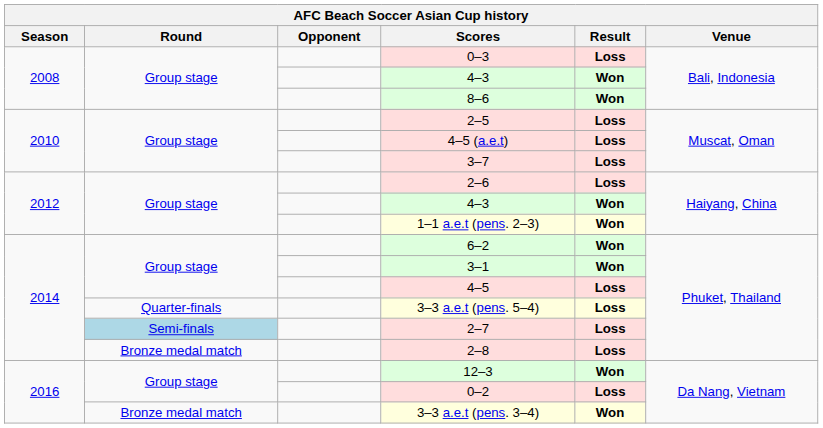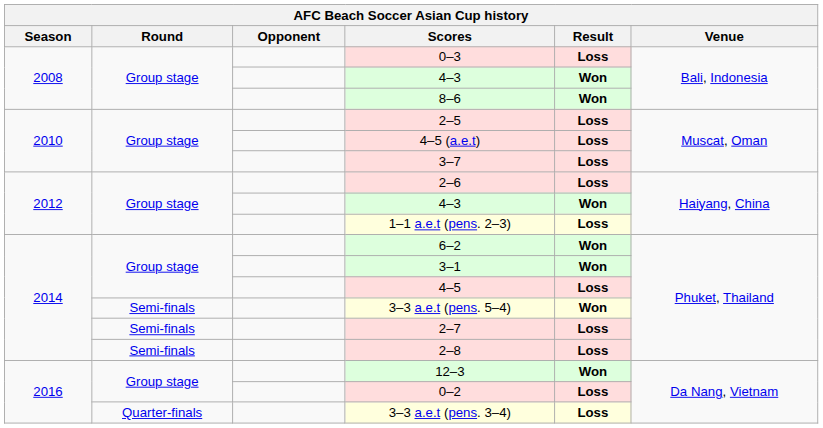(610, 225) Won -> (593, 225) Loss
(181, 308) Quarter-finals -> (162, 308) Semi-finals
(610, 308) Loss -> (593, 308) Won
(181, 329) lightblue background -> (162, 329) no background
(181, 350) Bronze medal match -> (162, 350) Semi-finals
(181, 413) Bronze medal match -> (162, 413) Quarter-finals
(610, 413) Won -> (593, 413) Loss
